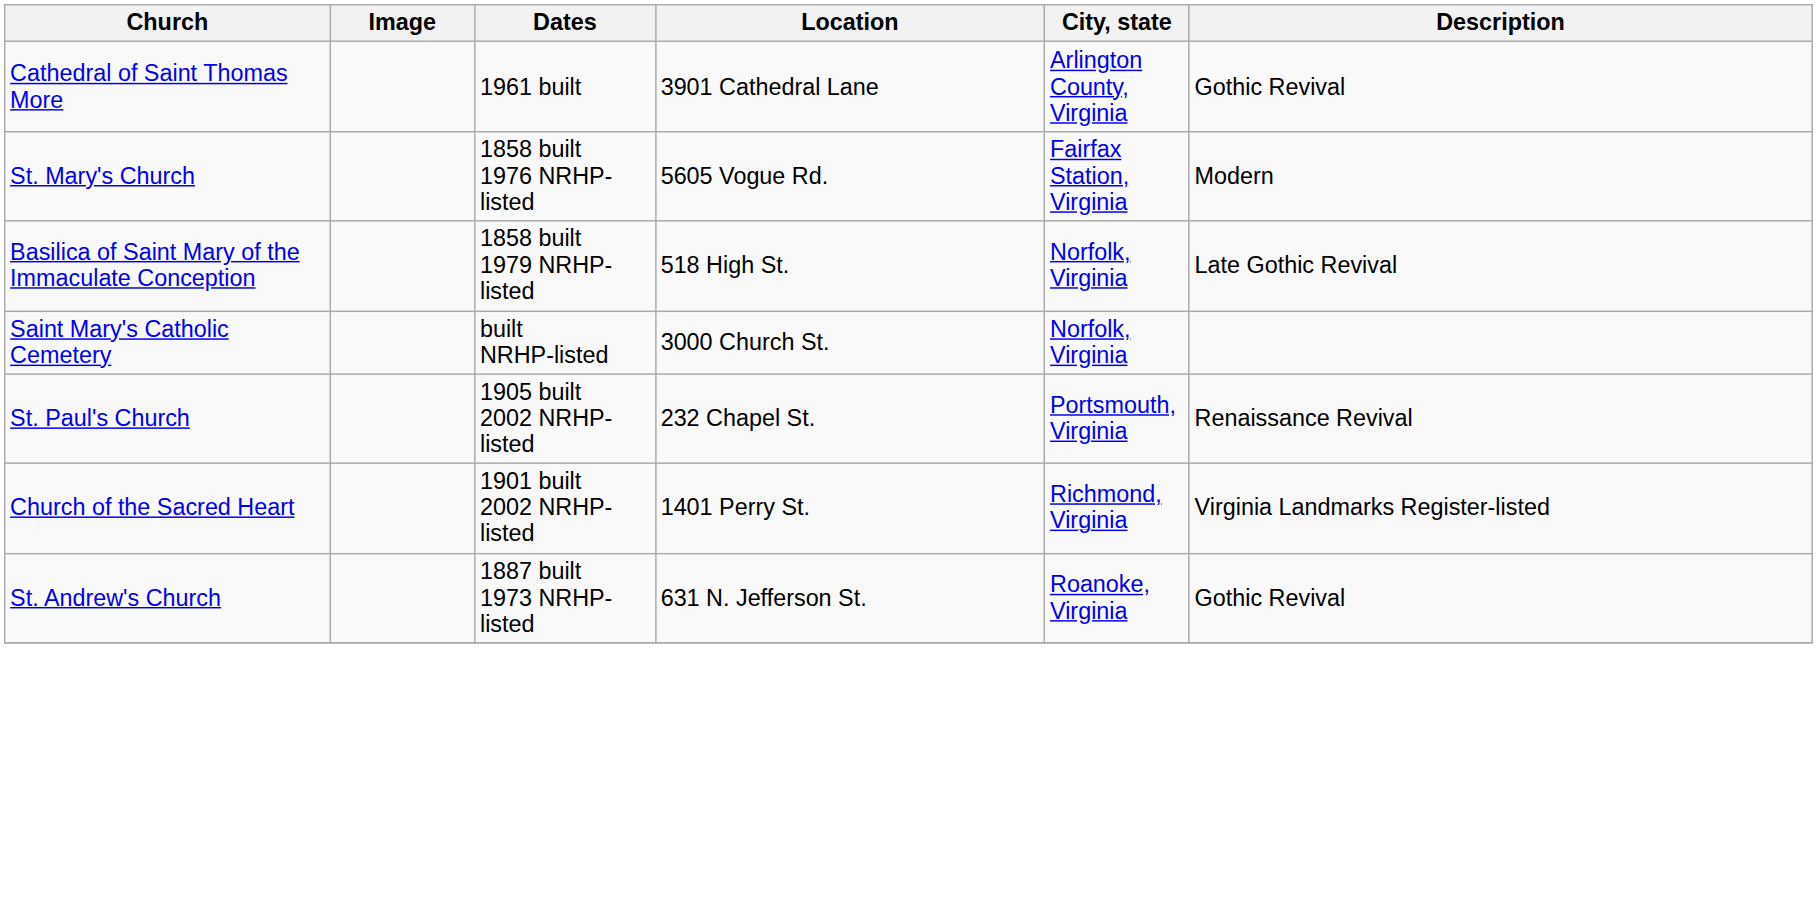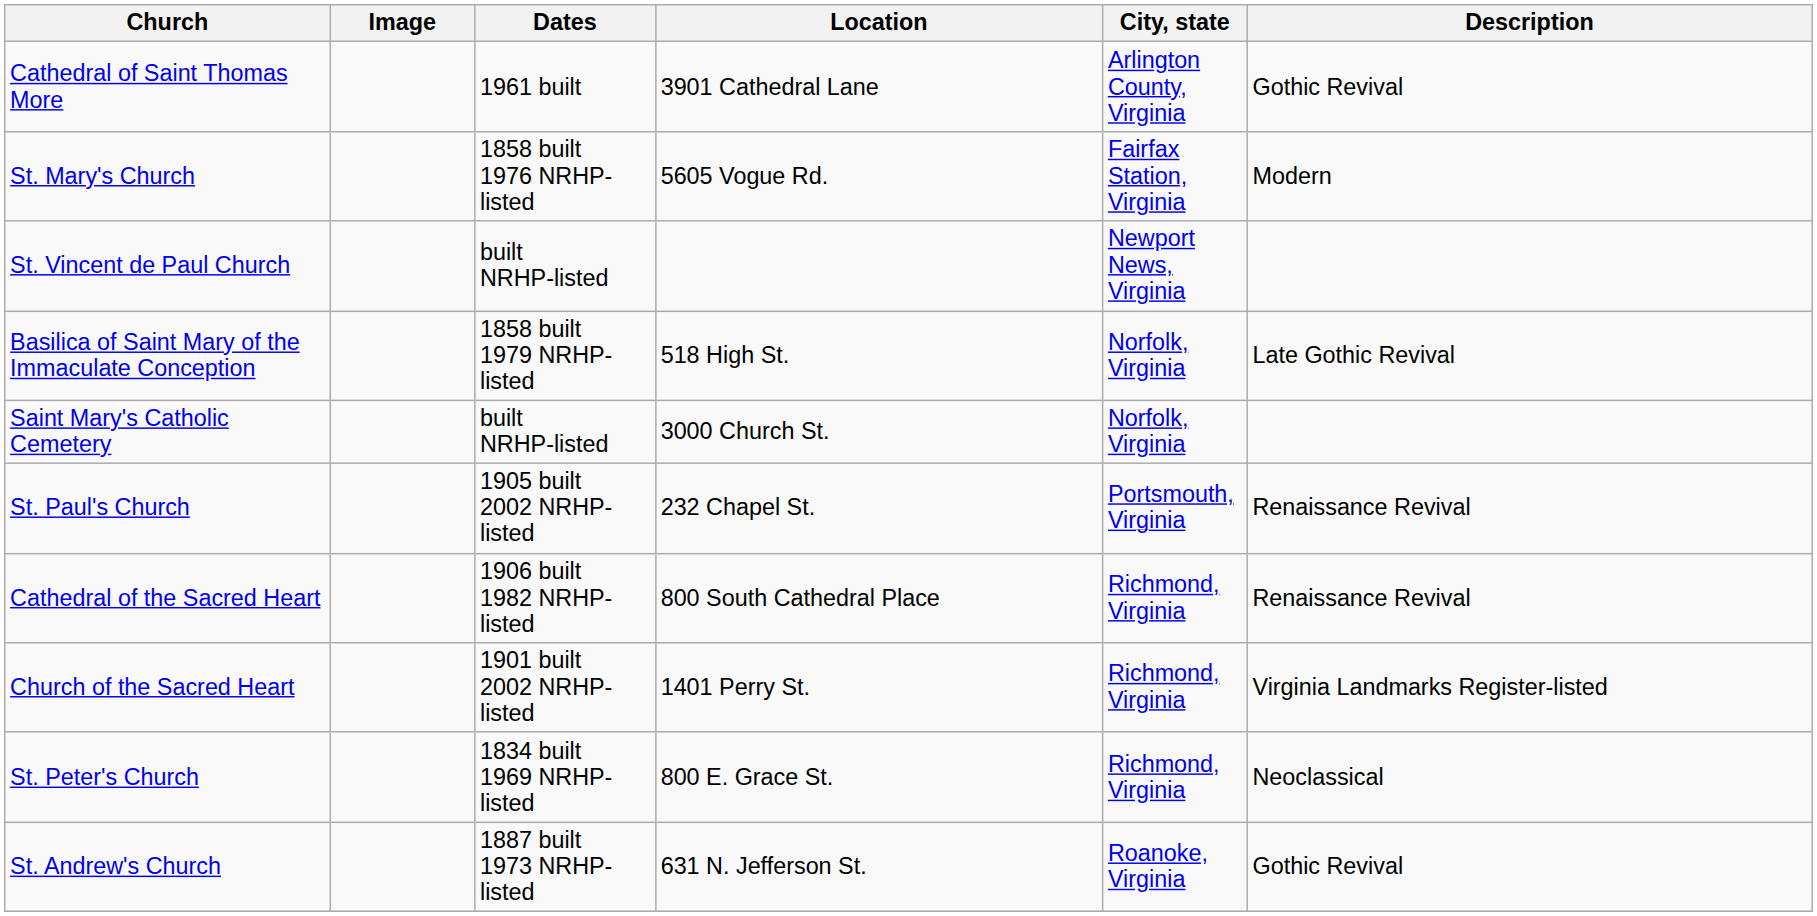+ row: (150, 265)
+ row: (165, 597)
+ row: (105, 776)
